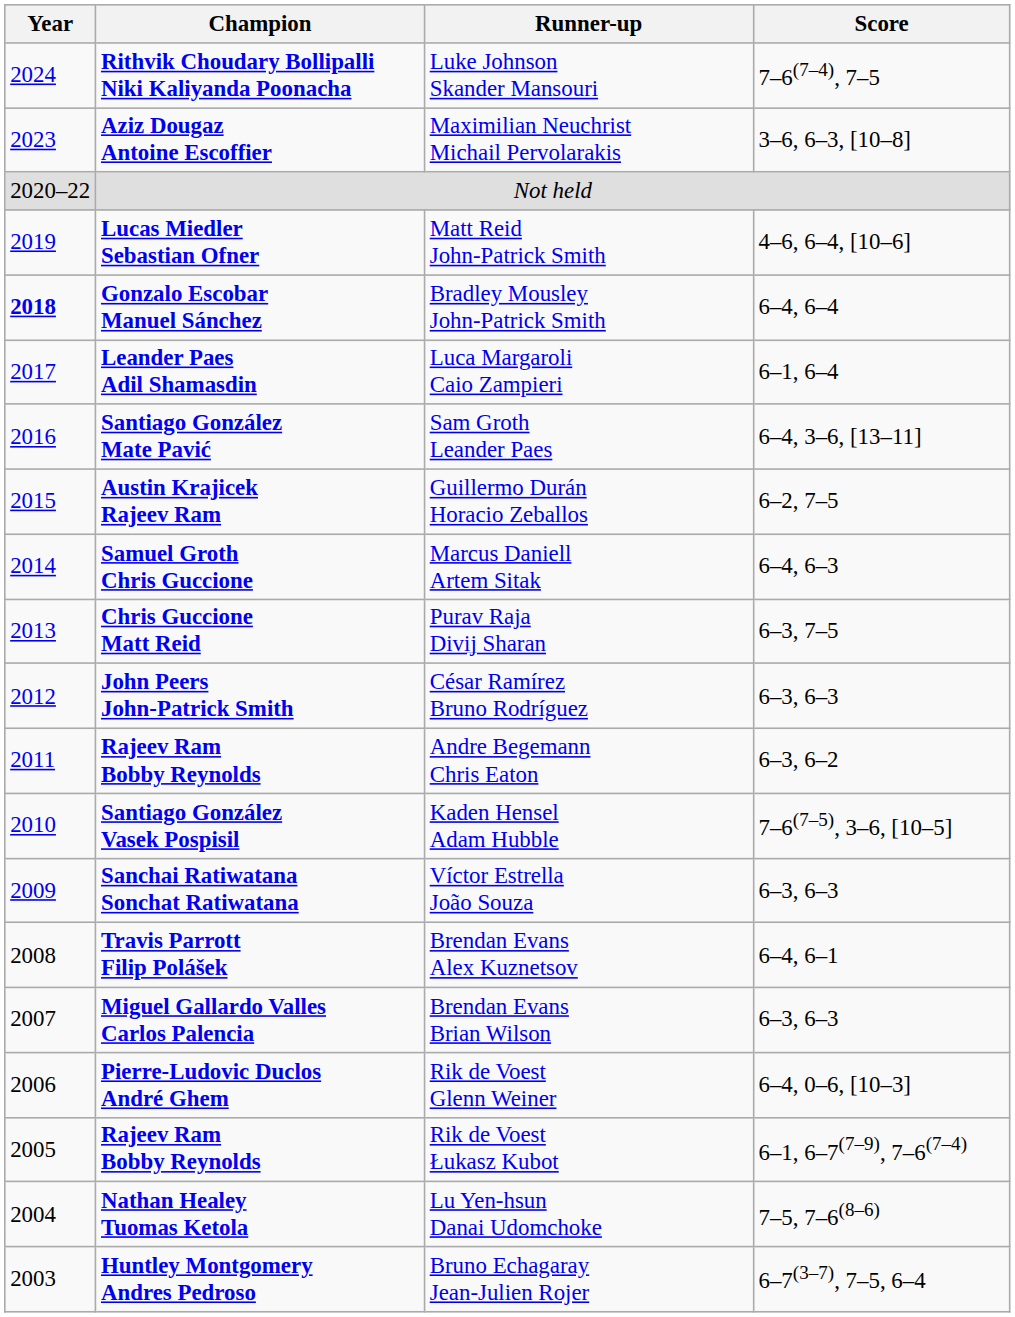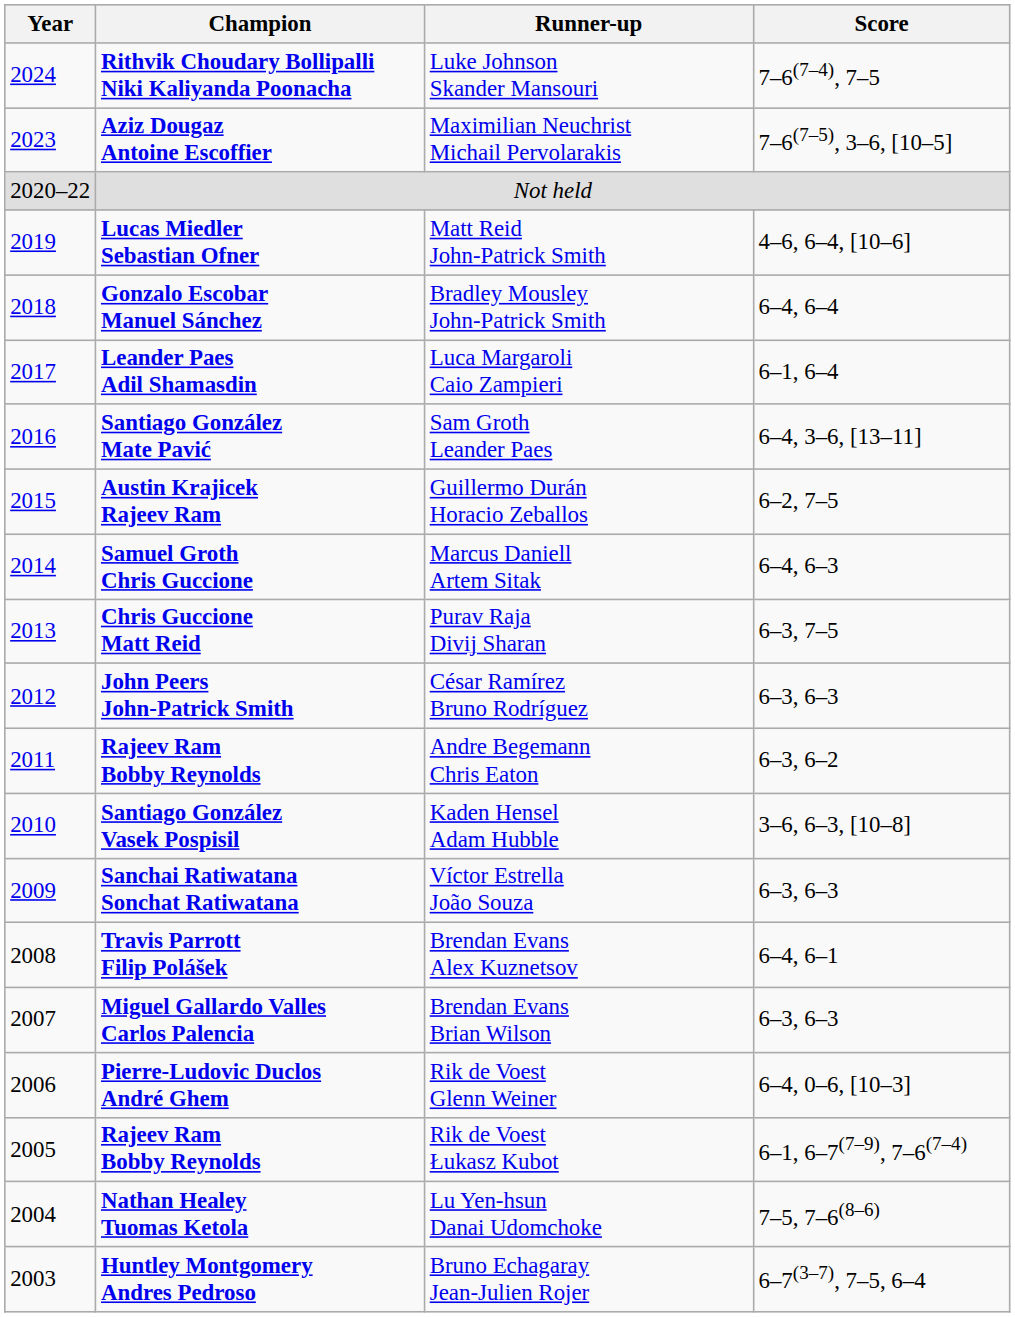(835, 139) 3–6, 6–3, [10–8] -> (855, 139) 7–6(7–5), 3–6, [10–5]
(33, 307) bold -> (33, 307) normal
(855, 825) 7–6(7–5), 3–6, [10–5] -> (835, 825) 3–6, 6–3, [10–8]
